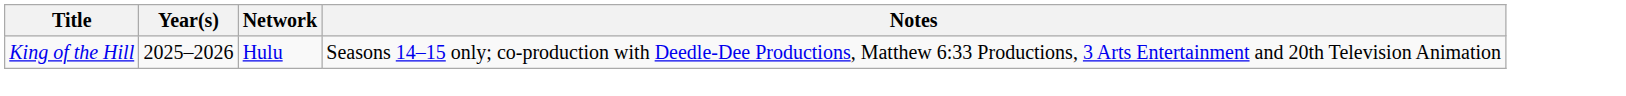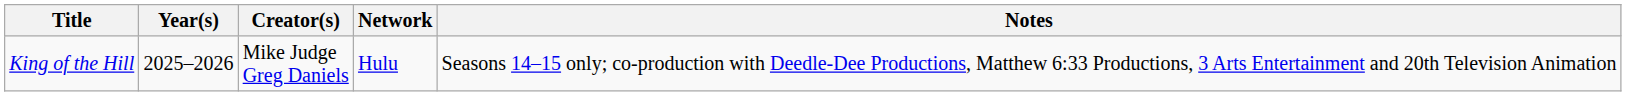+ column: (296, 20)
